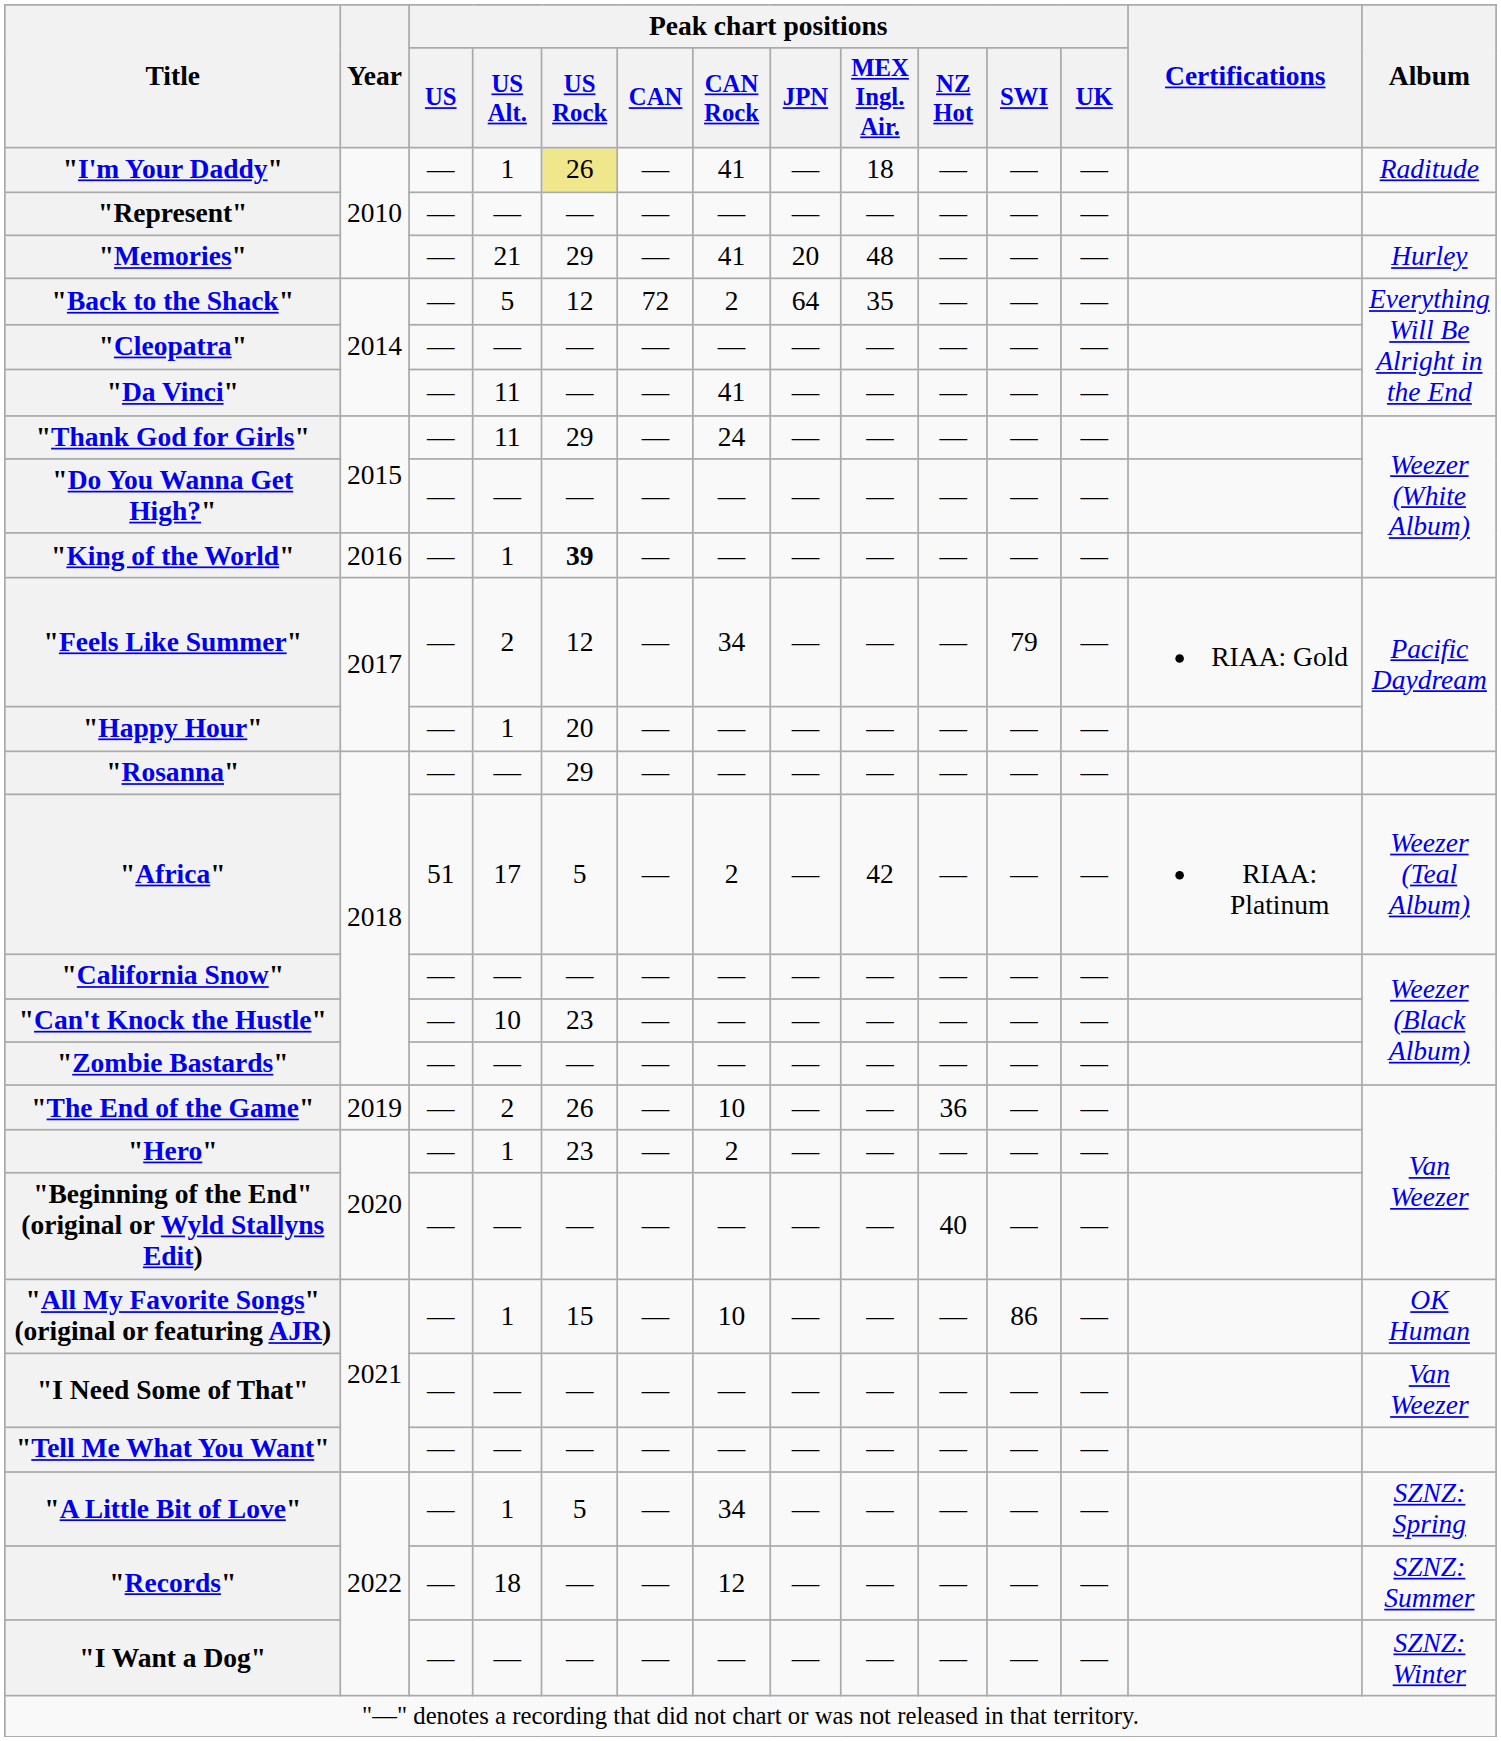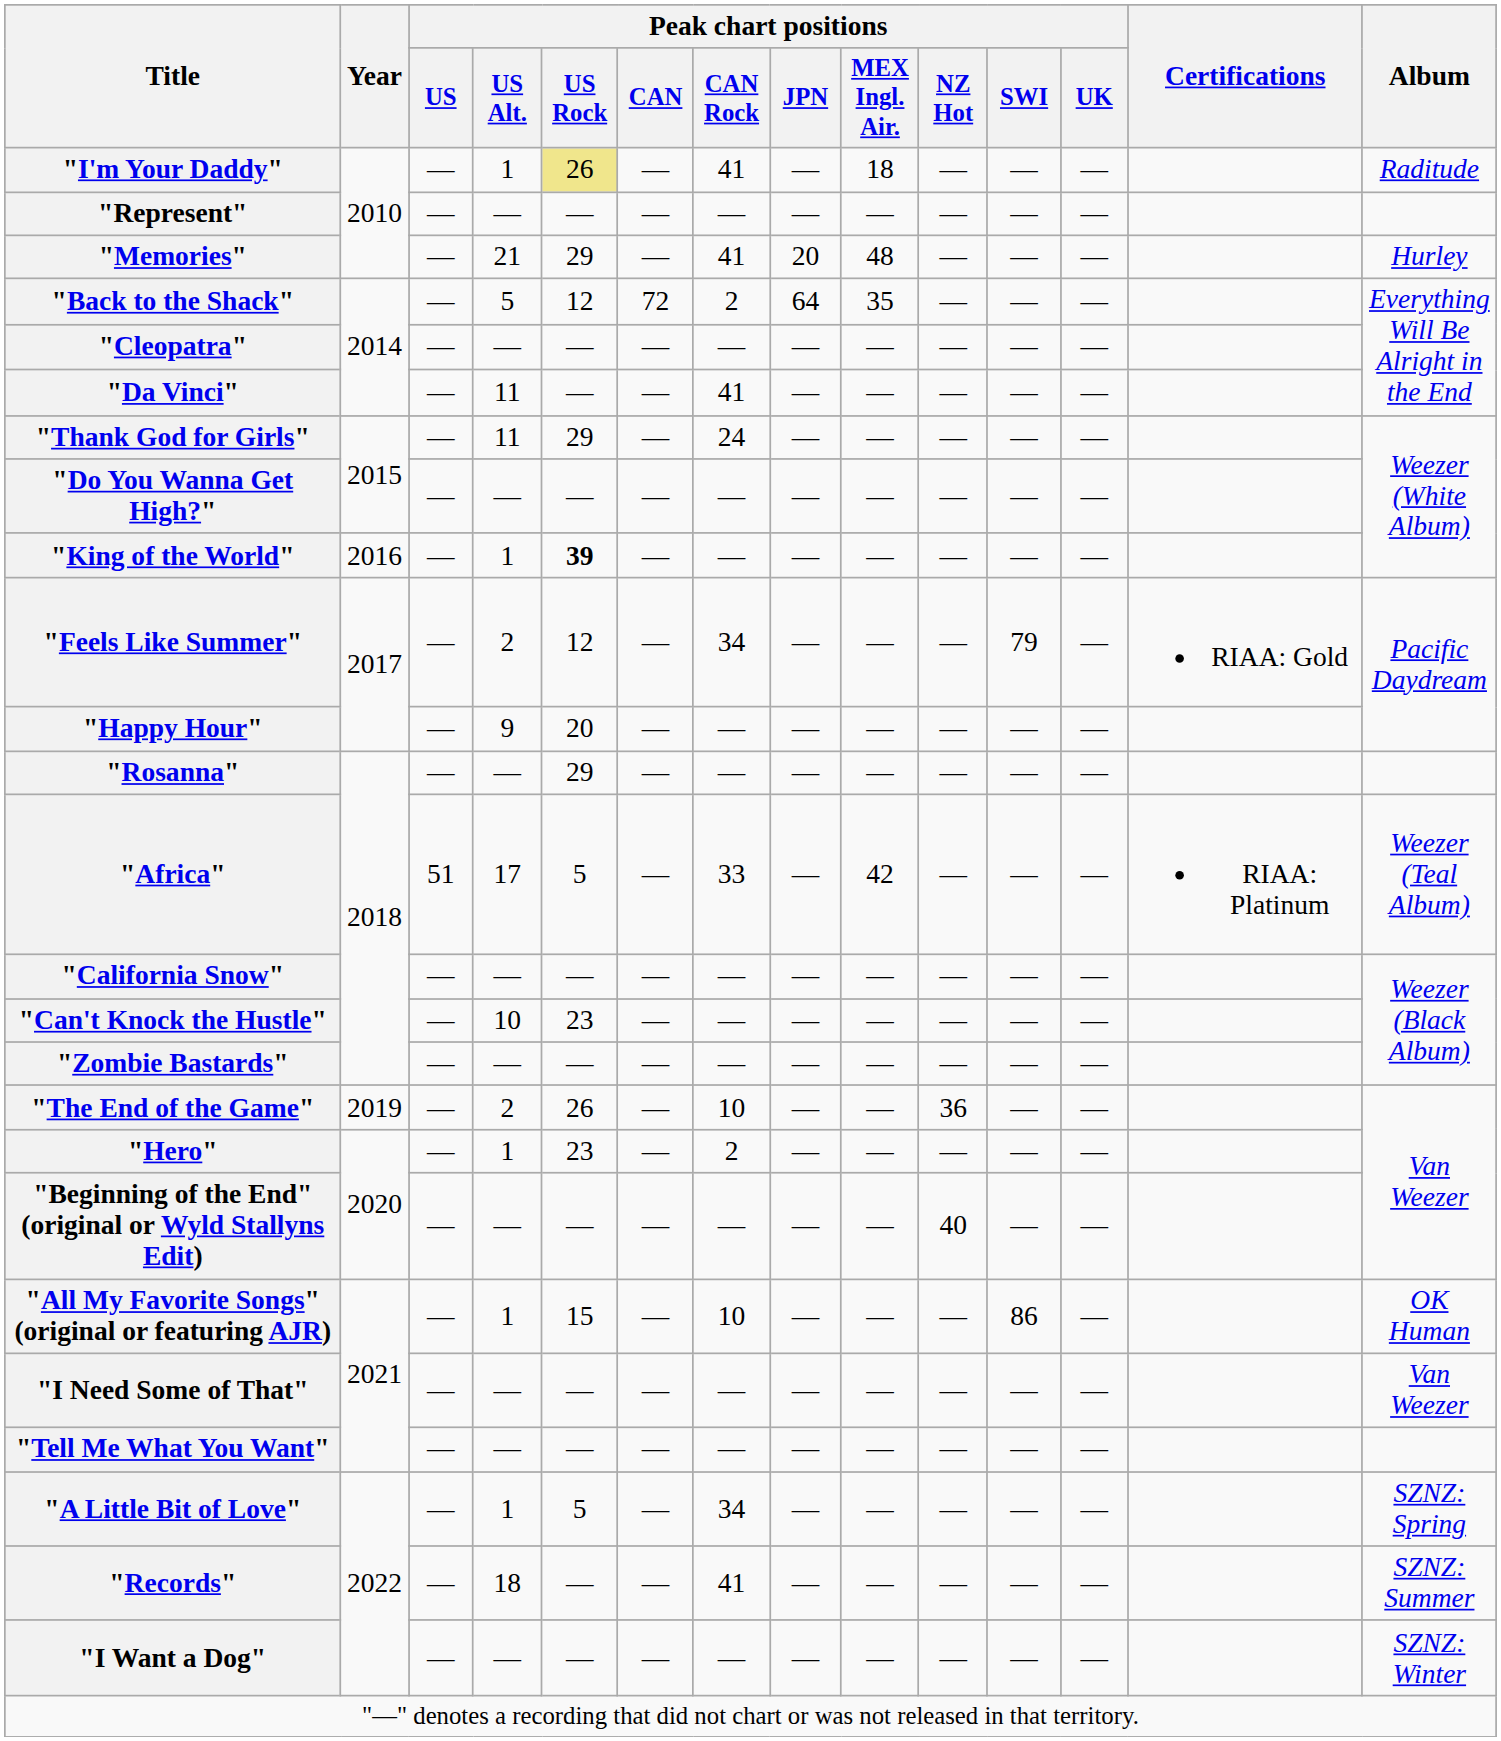(507, 728) 1 -> (507, 728) 9
(732, 874) 2 -> (732, 874) 33
(732, 1582) 12 -> (732, 1582) 41
